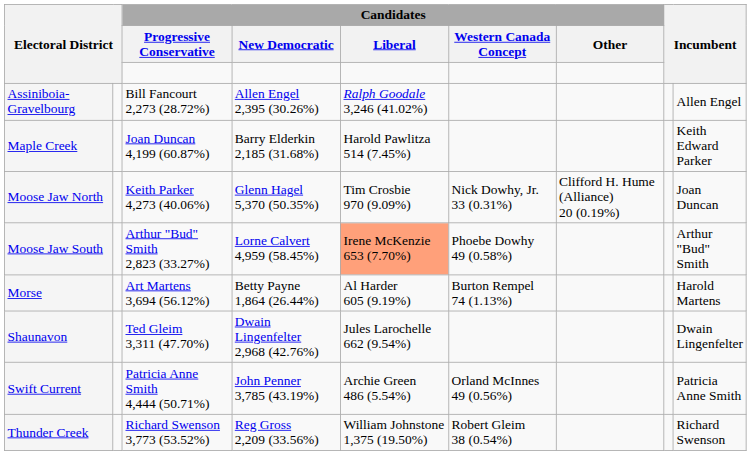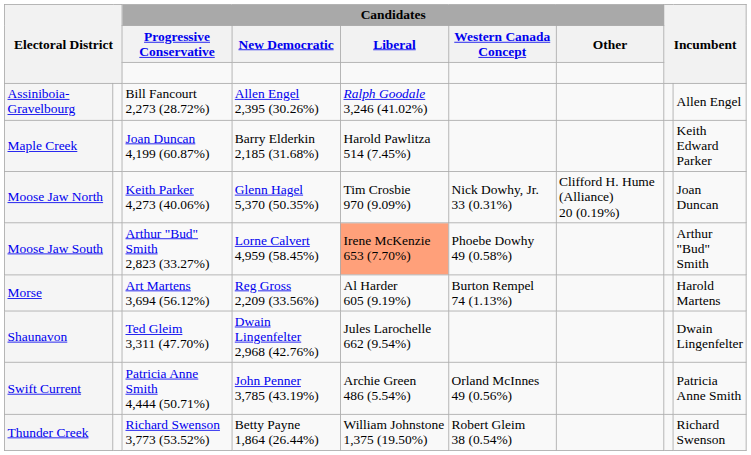(277, 292) Betty Payne 1,864 (26.44%) -> (277, 292) Reg Gross 2,209 (33.56%)
(277, 432) Reg Gross 2,209 (33.56%) -> (277, 432) Betty Payne 1,864 (26.44%)
